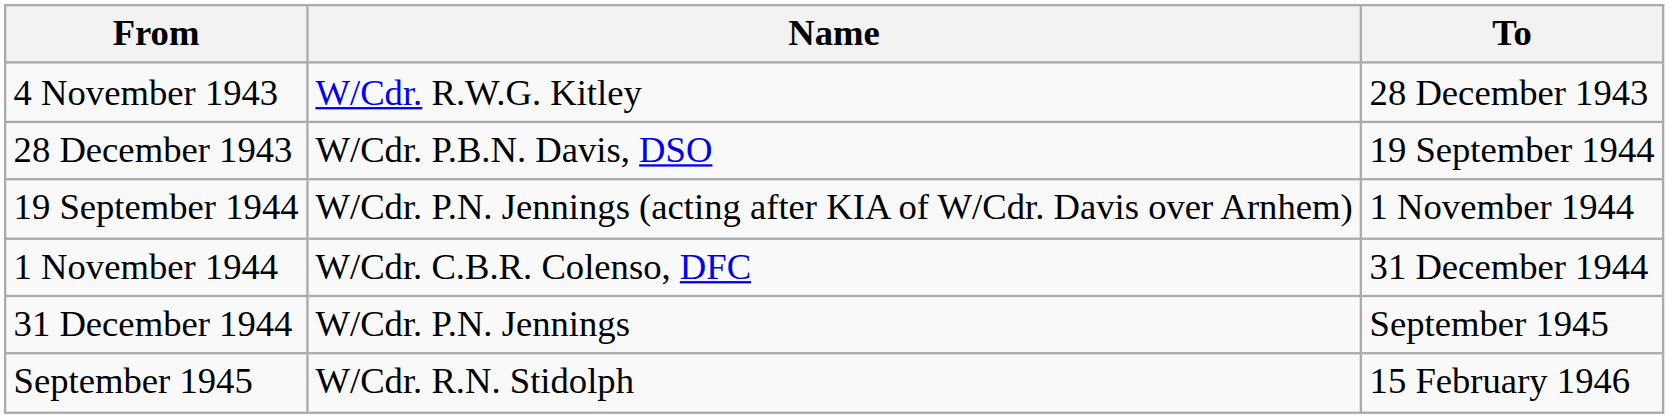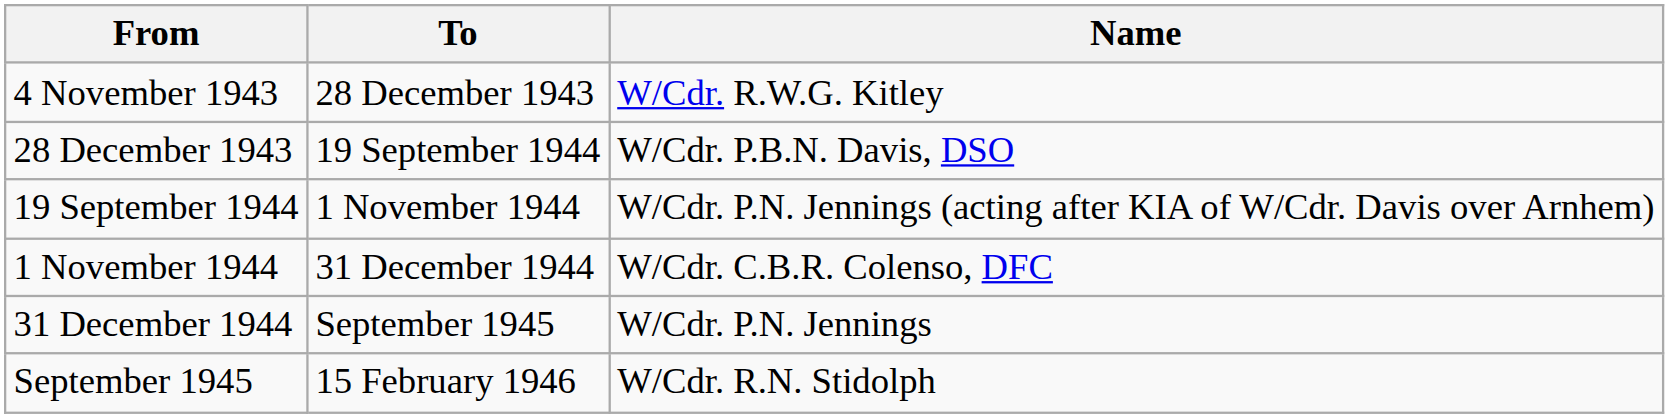columns swapped: (1512, 33) <-> (834, 33)
